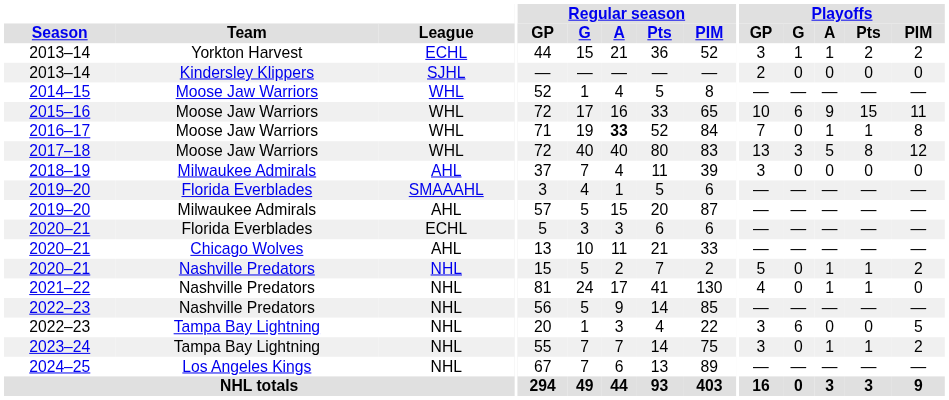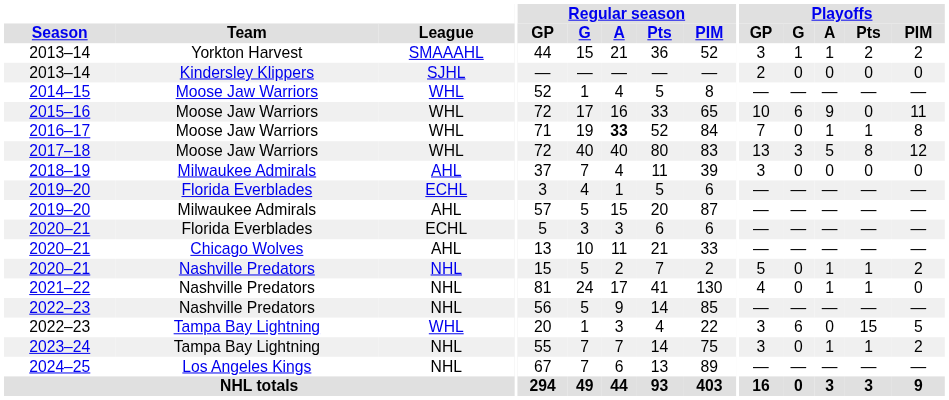(446, 53) ECHL -> (446, 53) SMAAAHL
(869, 111) 15 -> (869, 111) 0
(446, 190) SMAAAHL -> (446, 190) ECHL
(446, 327) NHL -> (446, 327) WHL
(869, 327) 0 -> (869, 327) 15
